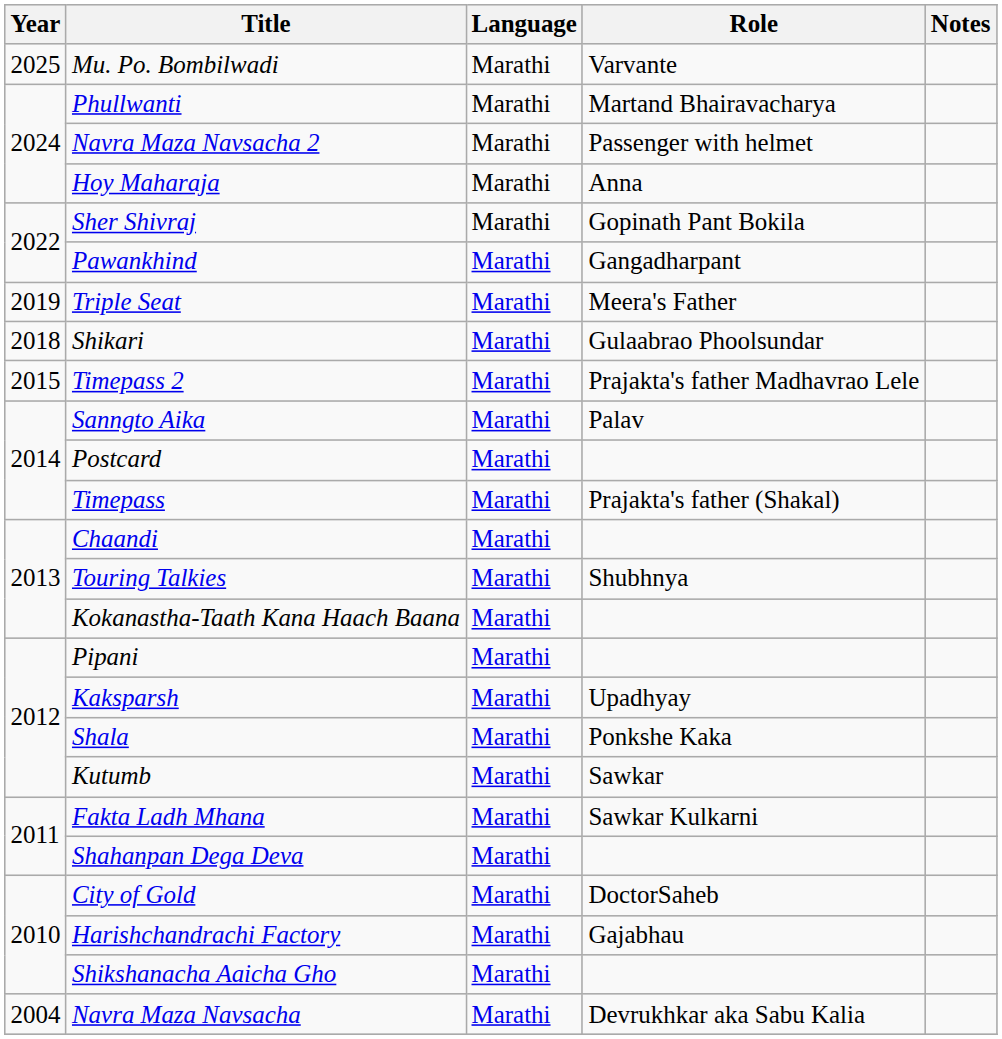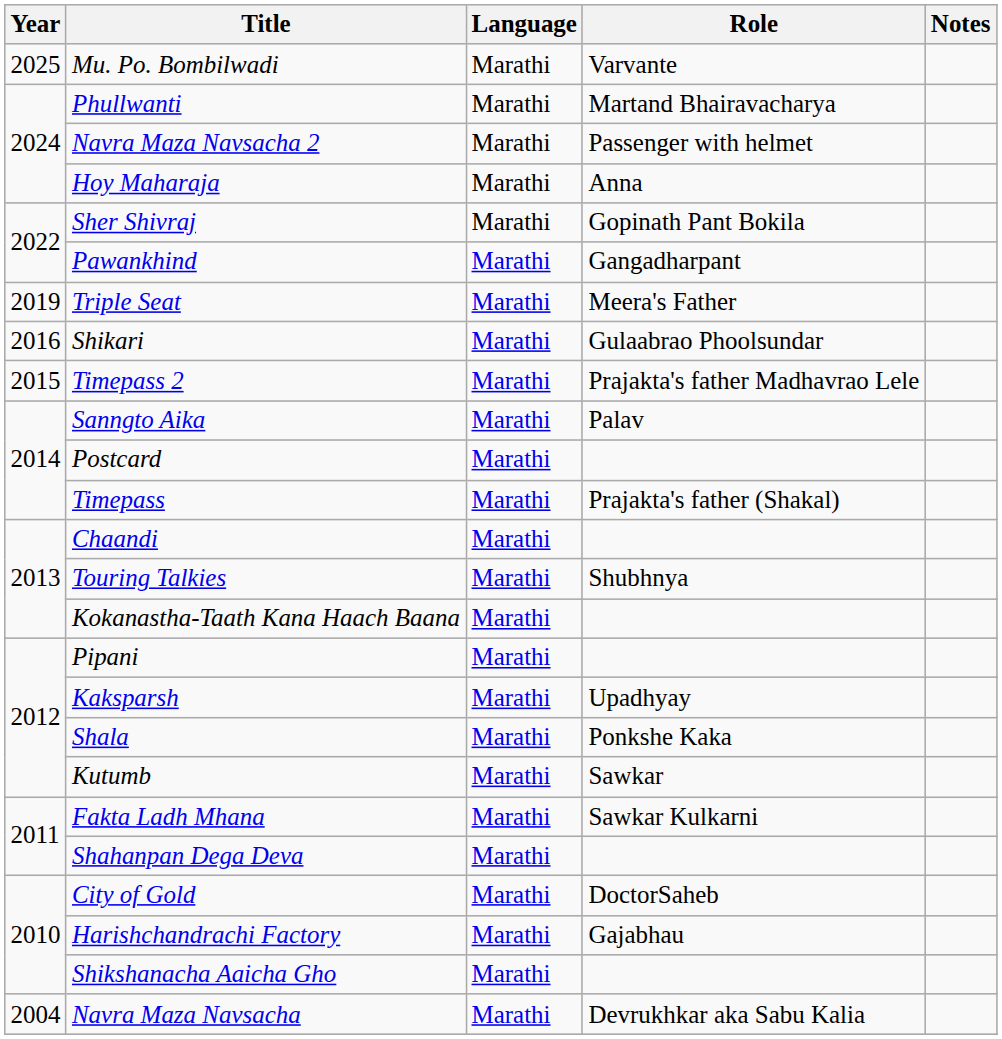(35, 340) 2018 -> (35, 340) 2016
